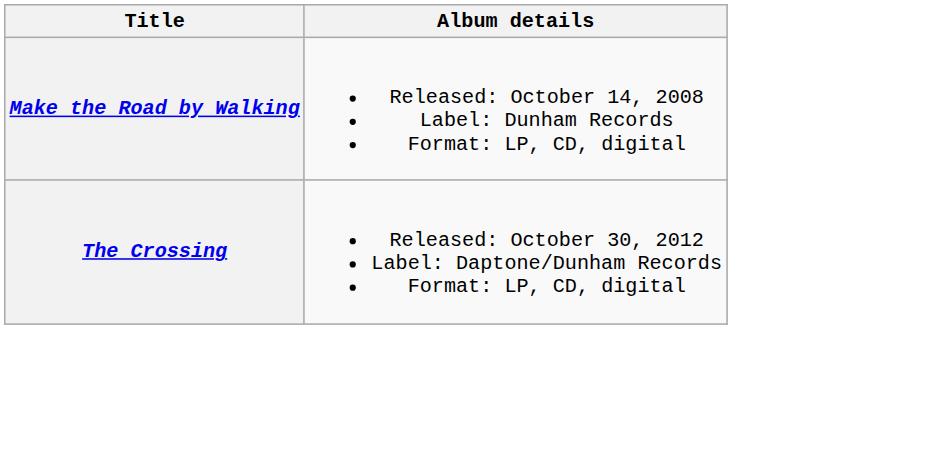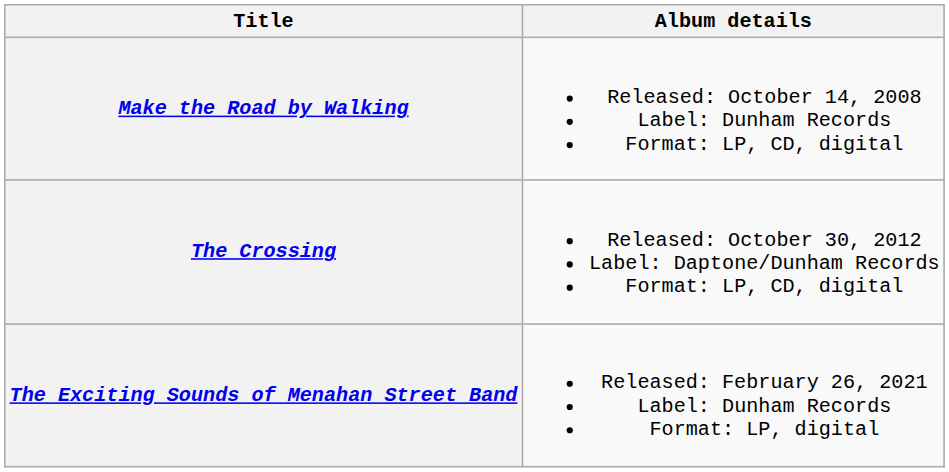+ row: (264, 395)
